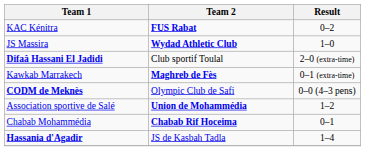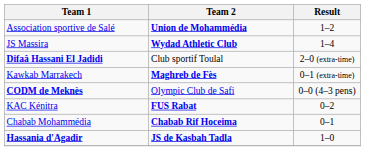rows swapped: (32, 27) <-> (61, 106)
(327, 43) 1–0 -> (327, 43) 1–4
(188, 137) normal -> (191, 137) bold
(327, 137) 1–4 -> (327, 137) 1–0
